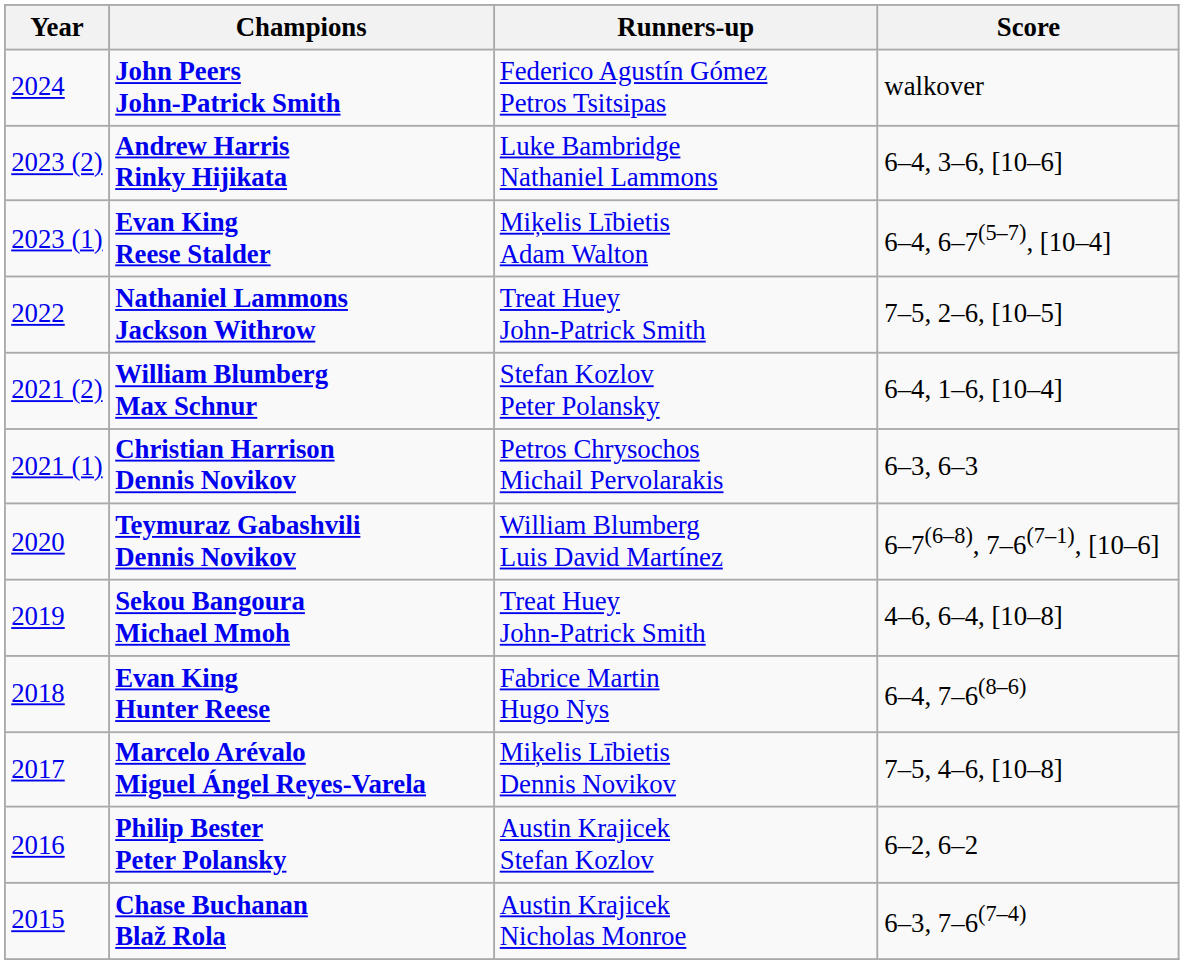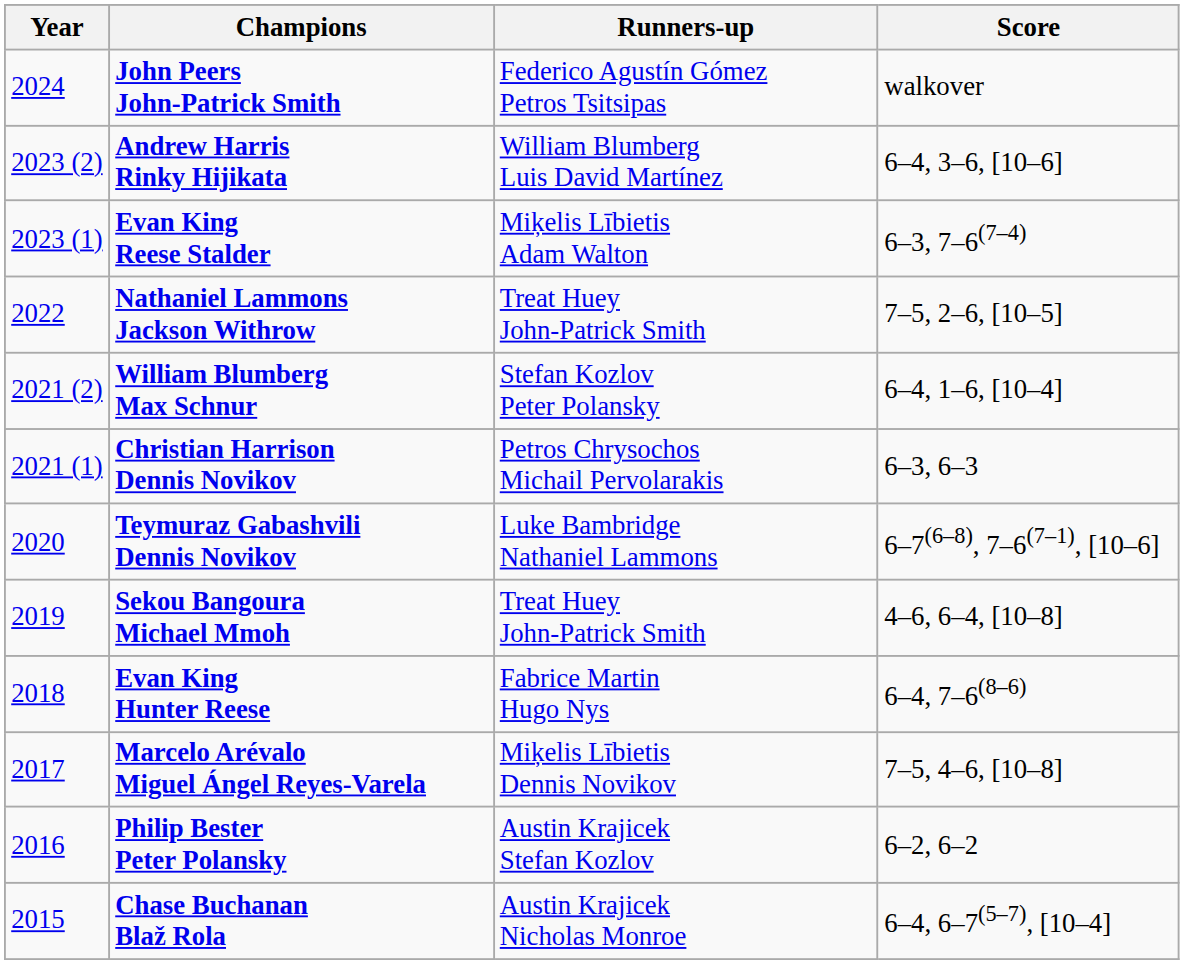(609, 162) Luke Bambridge Nathaniel Lammons -> (611, 162) William Blumberg Luis David Martínez
(998, 238) 6–4, 6–7(5–7), [10–4] -> (955, 238) 6–3, 7–6(7–4)
(611, 541) William Blumberg Luis David Martínez -> (609, 541) Luke Bambridge Nathaniel Lammons
(955, 920) 6–3, 7–6(7–4) -> (998, 920) 6–4, 6–7(5–7), [10–4]
